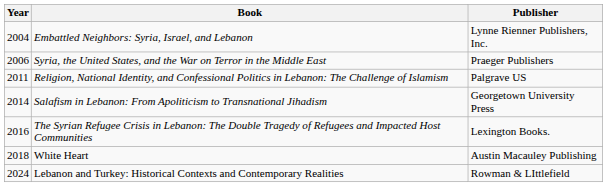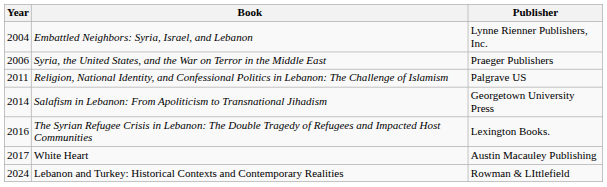(18, 155) 2018 -> (18, 155) 2017
